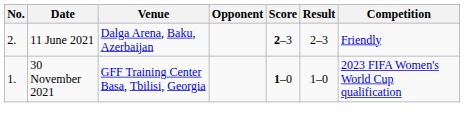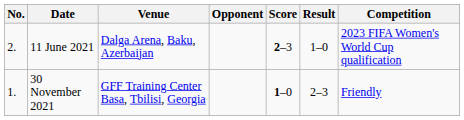(319, 39) 2–3 -> (319, 46) 1–0
(361, 39) Friendly -> (390, 46) 2023 FIFA Women's World Cup qualification
(319, 79) 1–0 -> (319, 92) 2–3
(390, 79) 2023 FIFA Women's World Cup qualification -> (361, 92) Friendly
